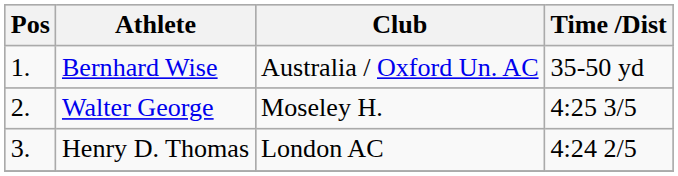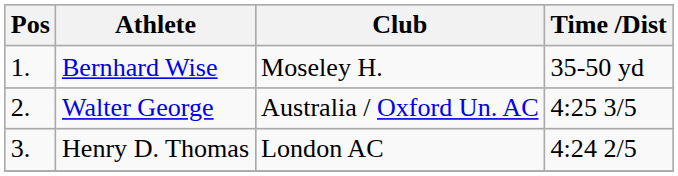(400, 66) Australia / Oxford Un. AC -> (322, 66) Moseley H.
(322, 107) Moseley H. -> (400, 107) Australia / Oxford Un. AC
